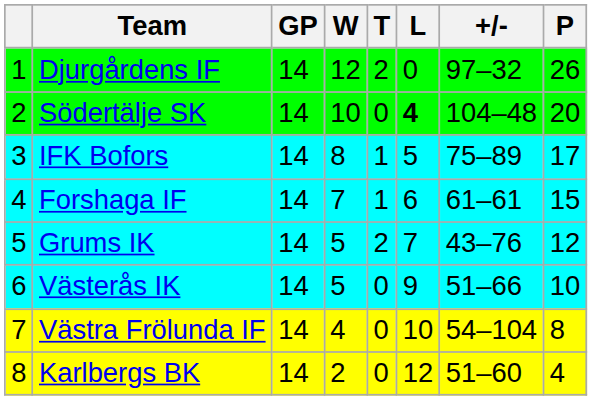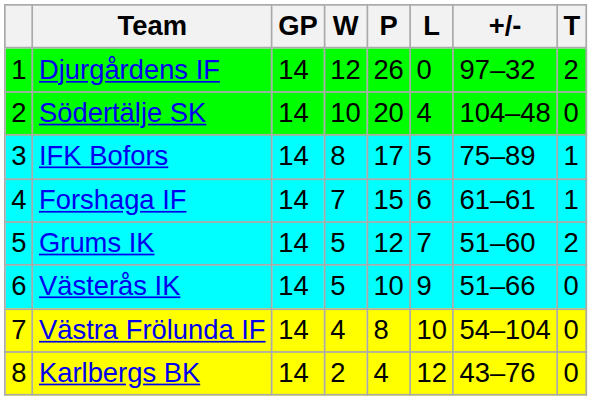columns swapped: (382, 26) <-> (565, 26)
(410, 112) bold -> (424, 112) normal
(484, 243) 43–76 -> (498, 243) 51–60
(484, 373) 51–60 -> (498, 373) 43–76
